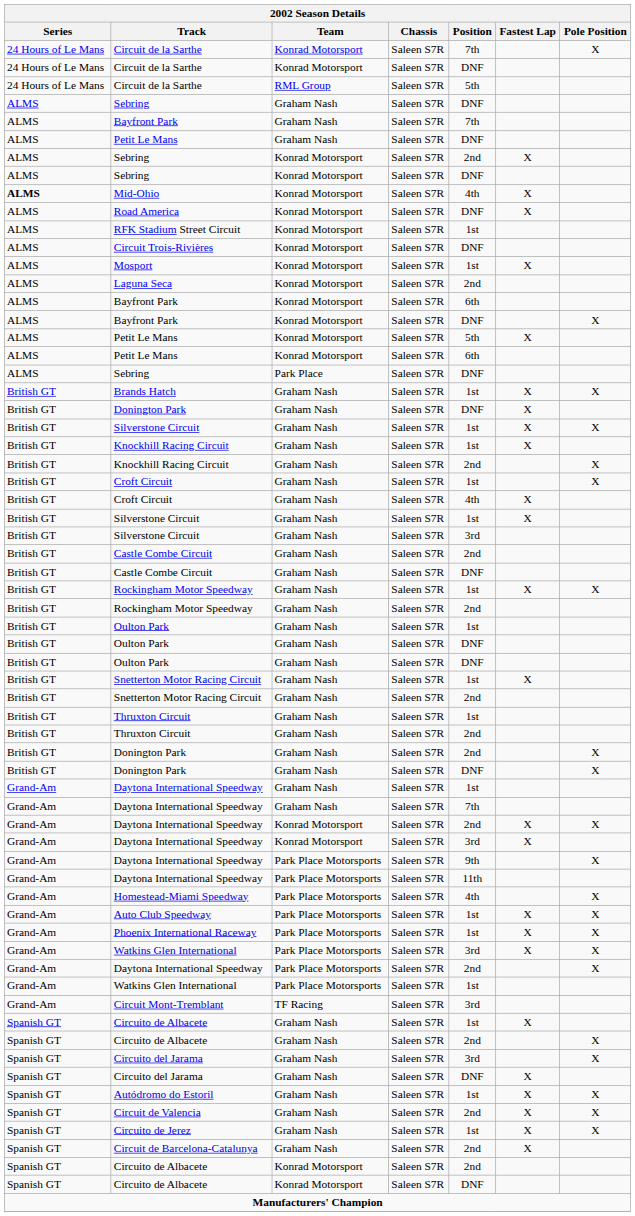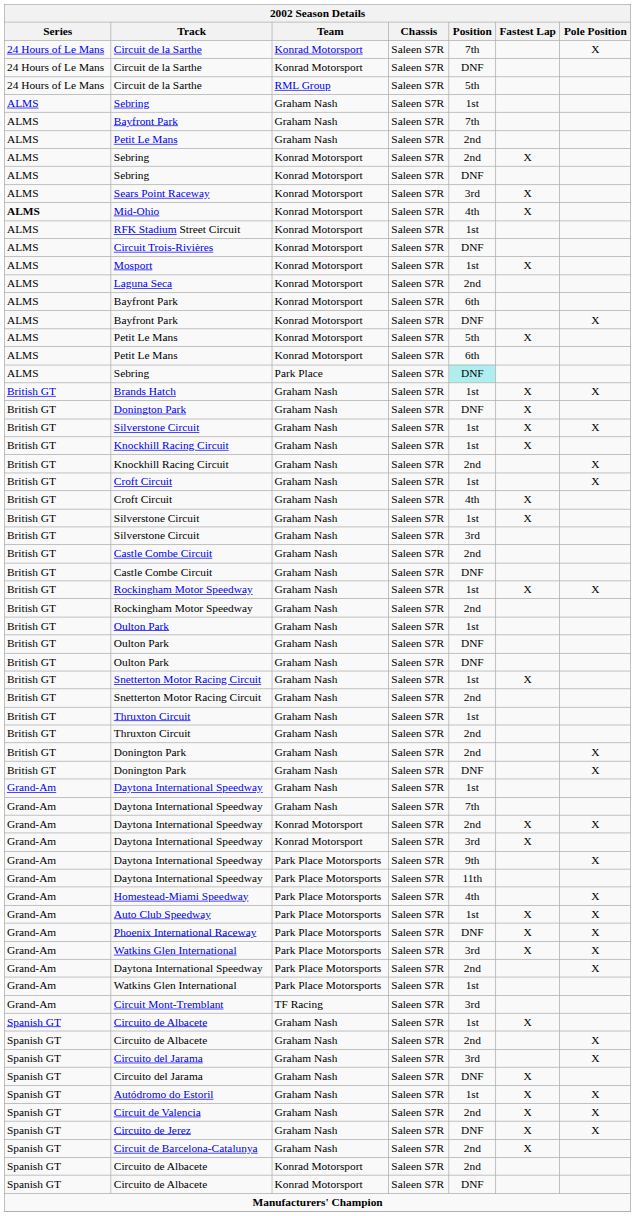(472, 103) DNF -> (472, 103) 1st
(472, 139) DNF -> (472, 139) 2nd
+ row: (162, 193)
- row: (146, 211)
(472, 373) no background -> (472, 373) paleturquoise background
(472, 932) 1st -> (472, 932) DNF
(472, 1130) 1st -> (472, 1130) DNF
